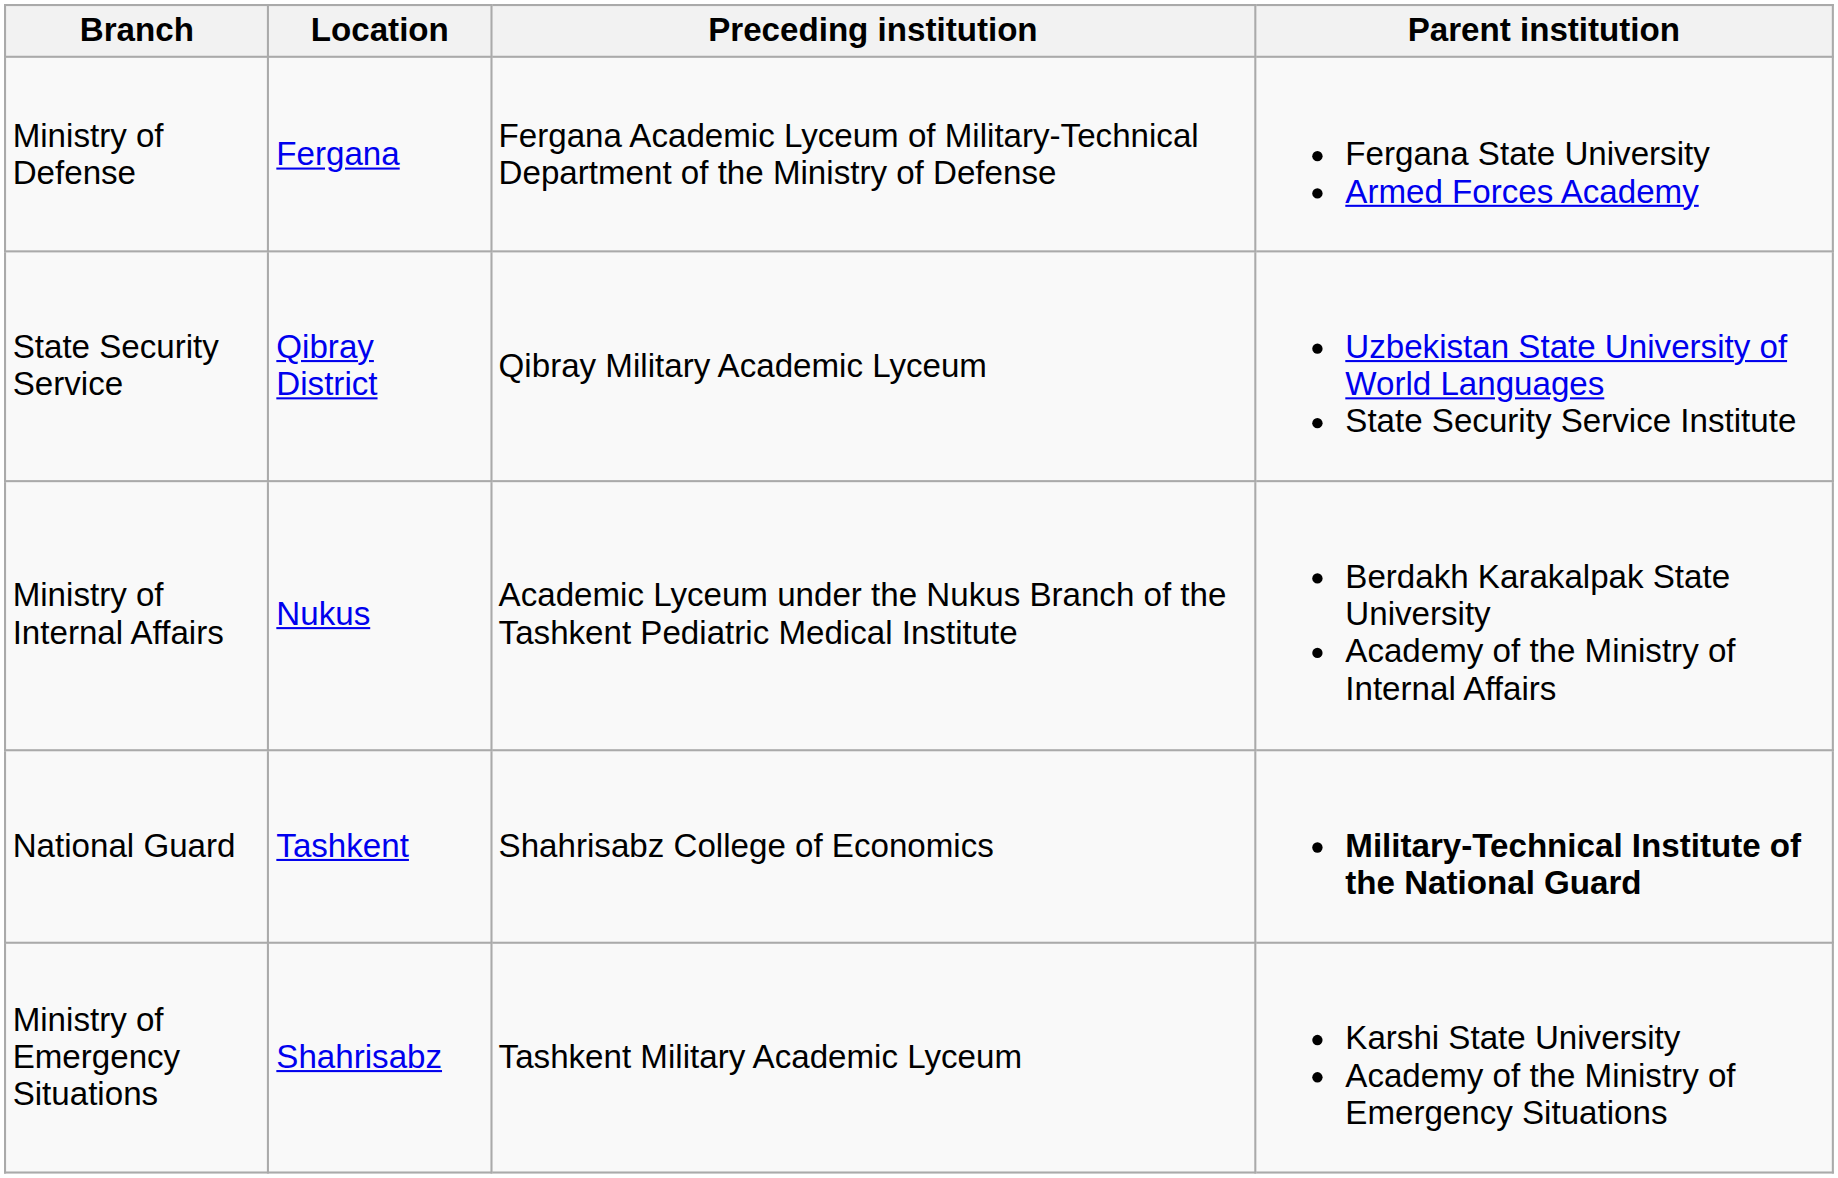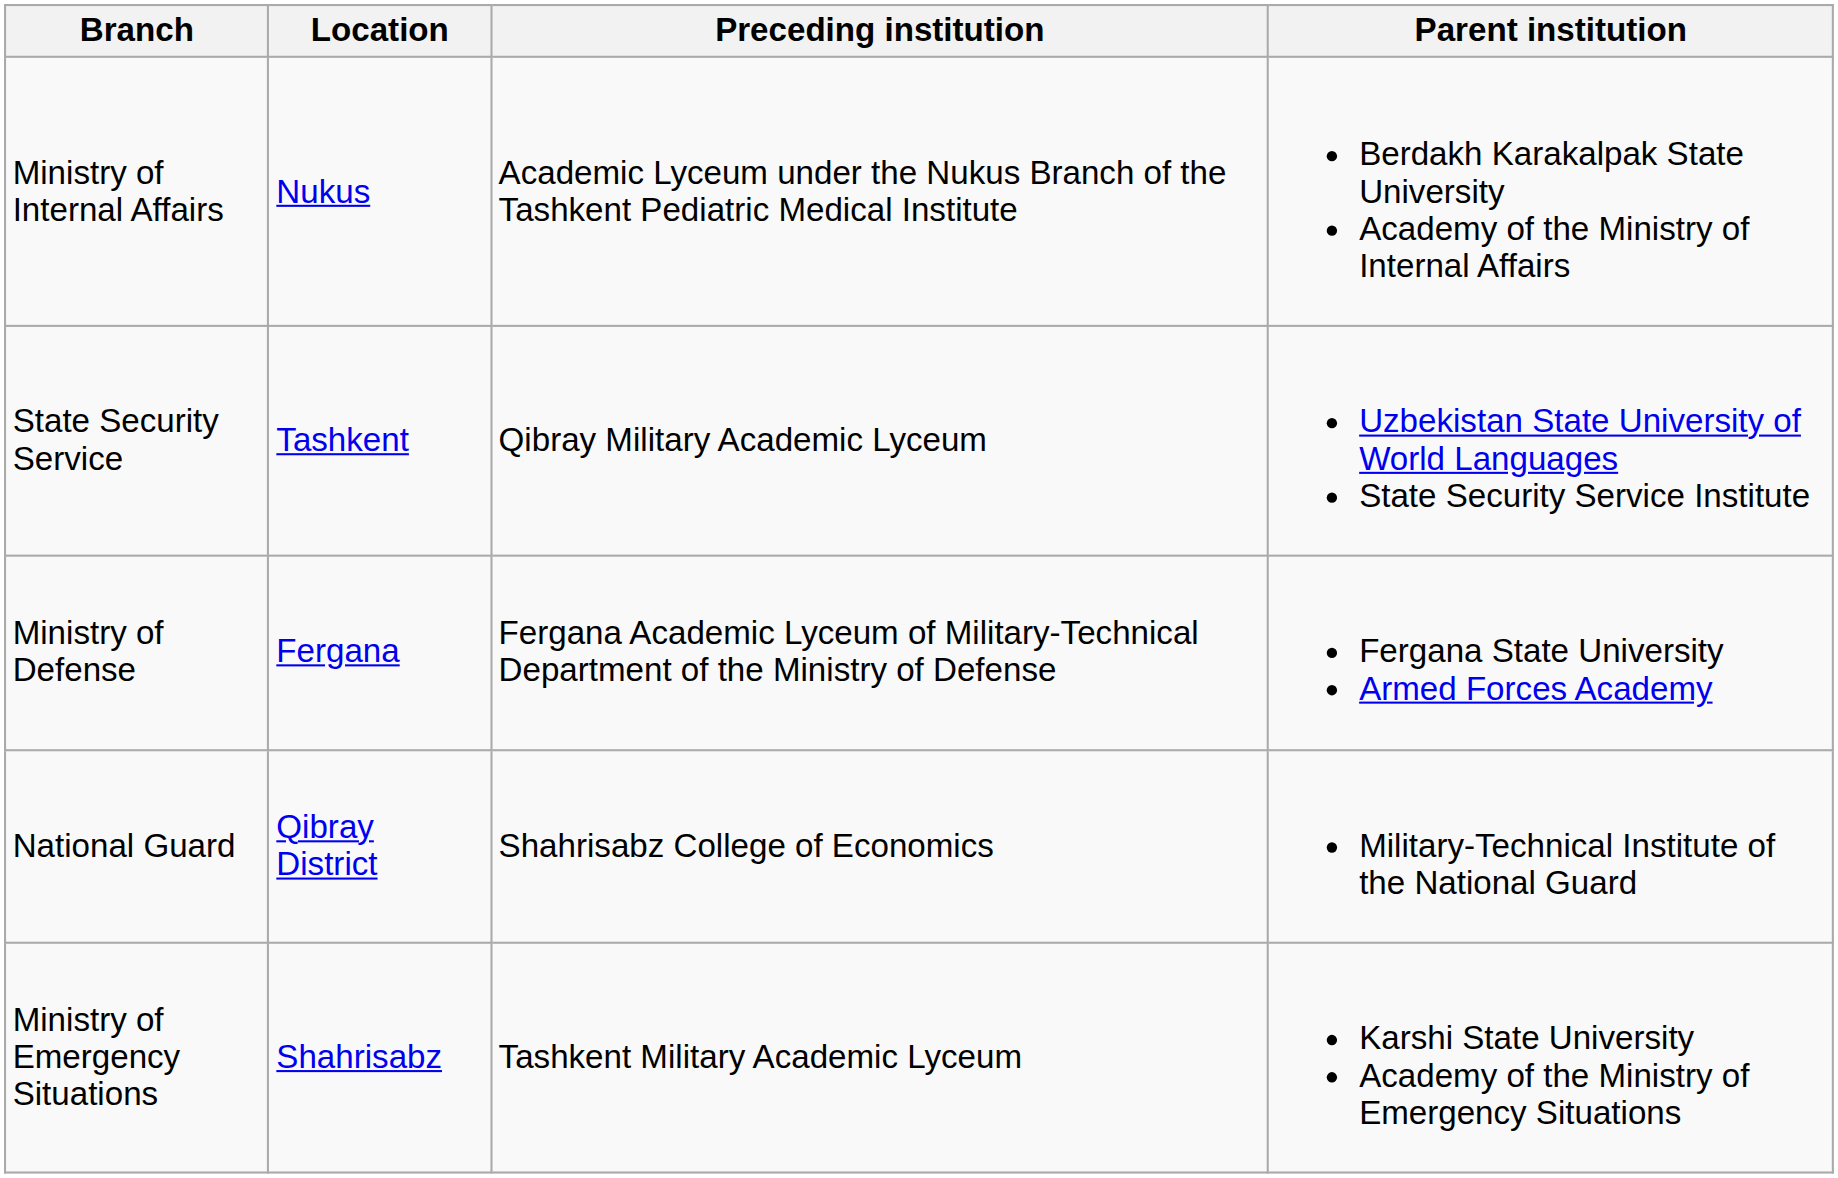rows swapped: (88, 153) <-> (118, 614)
(327, 365) Qibray District -> (343, 440) Tashkent
(343, 845) Tashkent -> (327, 845) Qibray District
(1544, 864) bold -> (1551, 864) normal
